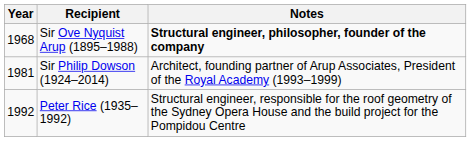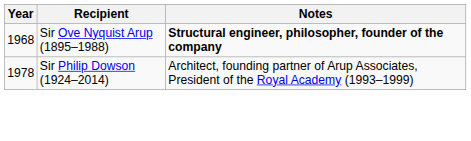(21, 73) 1981 -> (21, 73) 1978
- row: (89, 113)
